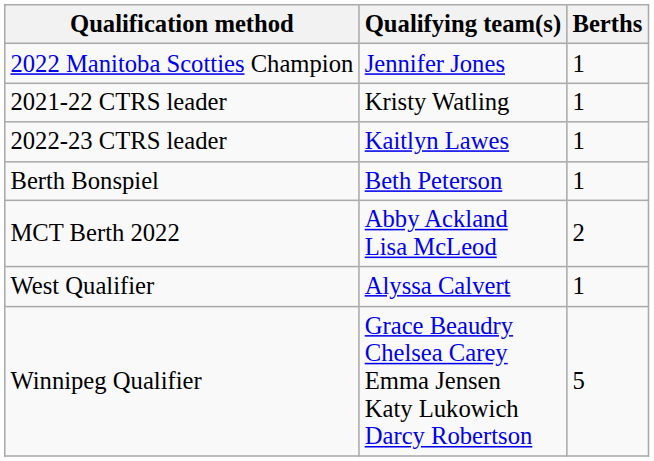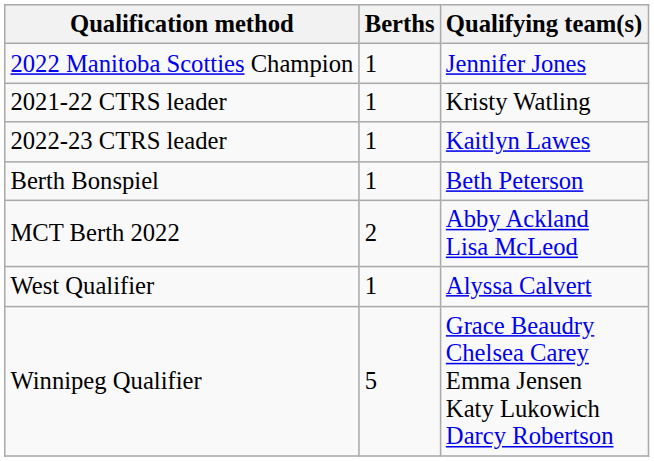columns swapped: (607, 24) <-> (463, 24)
